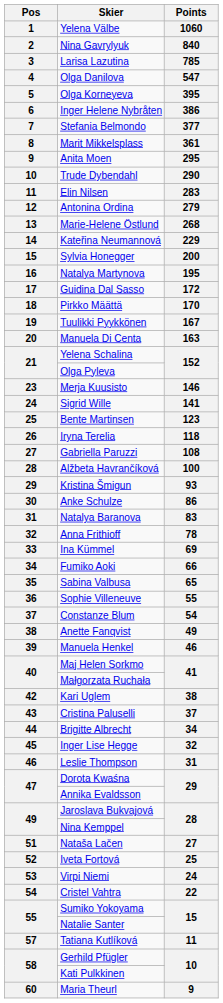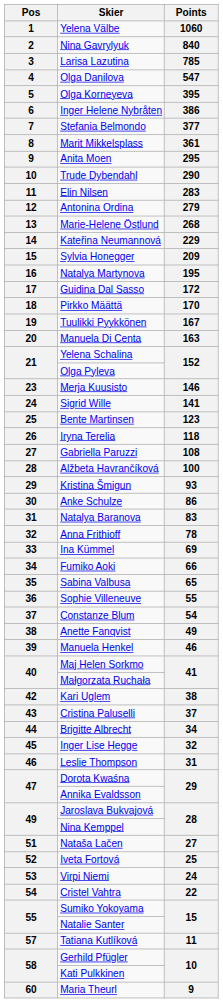(191, 257) 200 -> (191, 257) 209
